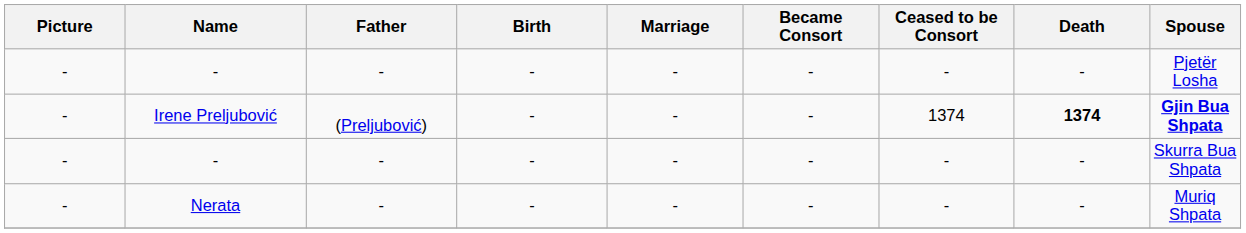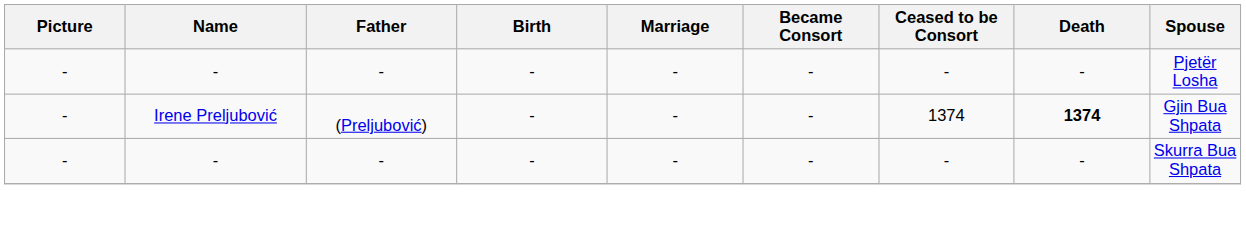(1195, 116) bold -> (1195, 116) normal
- row: (215, 205)
